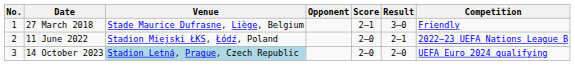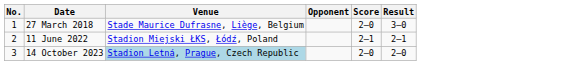- column: (493, 11)
(366, 25) 2–1 -> (366, 25) 2–0
(366, 39) 2–0 -> (366, 39) 2–1
